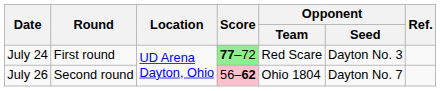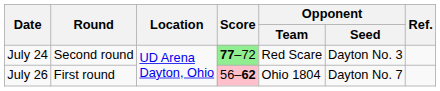(84, 55) First round -> (94, 55) Second round
(94, 75) Second round -> (84, 75) First round
